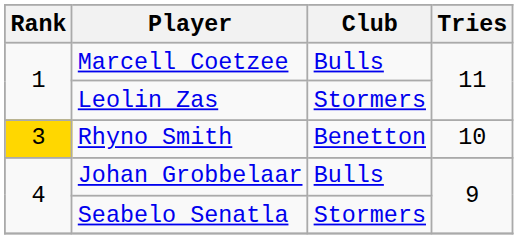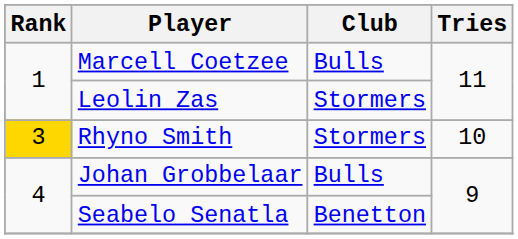(370, 138) Benetton -> (370, 138) Stormers
(370, 215) Stormers -> (370, 215) Benetton
